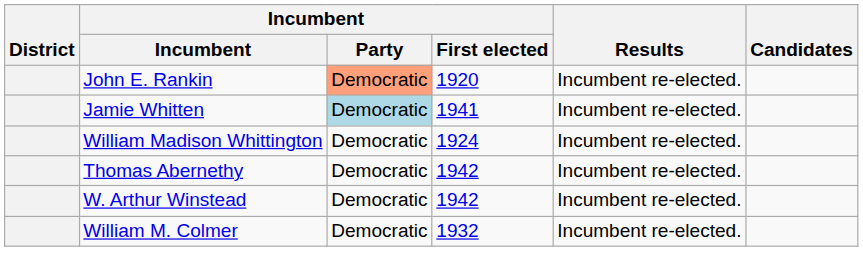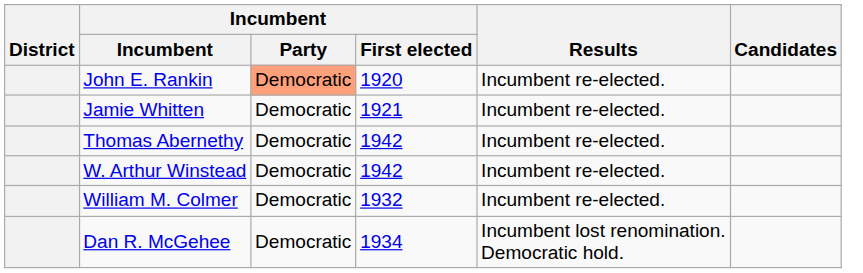(379, 110) lightblue background -> (303, 110) no background
(458, 110) 1941 -> (381, 110) 1921
- row: (203, 140)
+ row: (157, 241)
